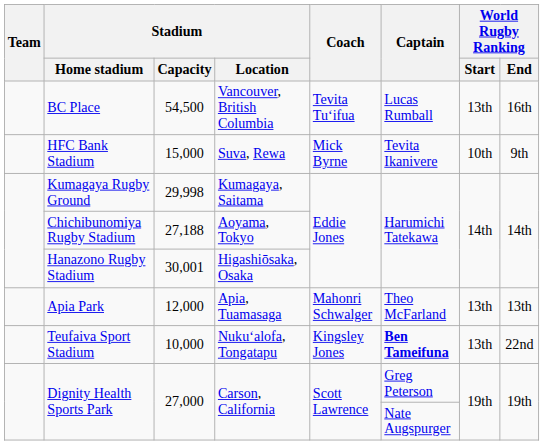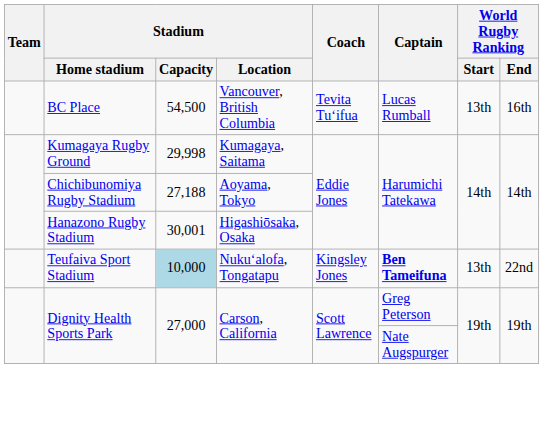- row: (78, 153)
- row: (76, 306)
(184, 344) no background -> (186, 268) lightblue background
